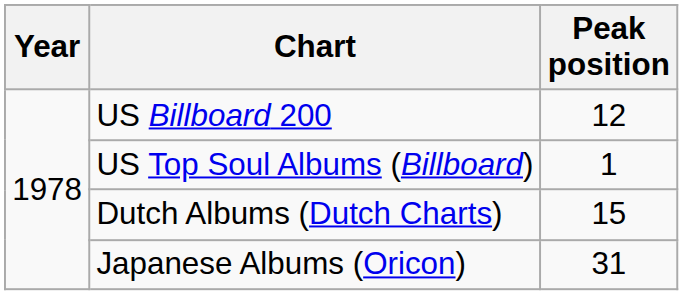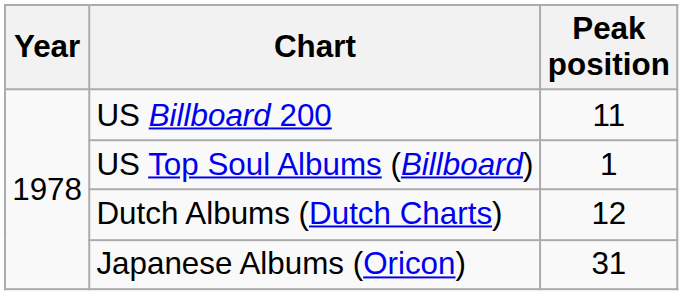(609, 114) 12 -> (609, 114) 11
(609, 213) 15 -> (609, 213) 12
